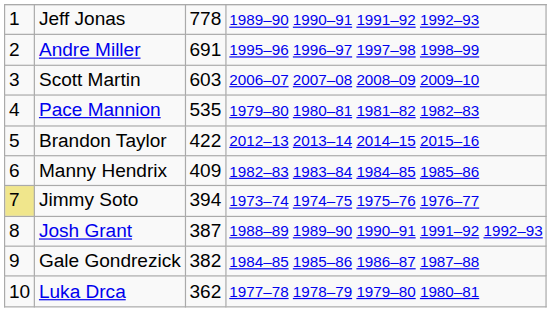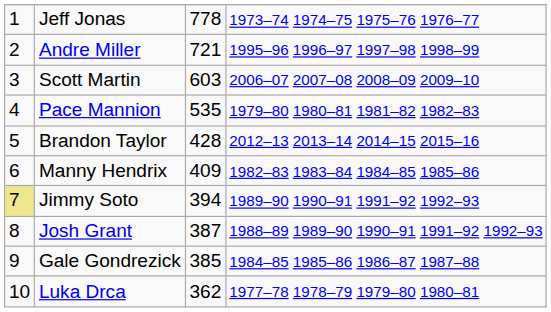(354, 20) 1989–90 1990–91 1991–92 1992–93 -> (354, 20) 1973–74 1974–75 1975–76 1976–77
(205, 49) 691 -> (205, 49) 721
(205, 140) 422 -> (205, 140) 428
(354, 201) 1973–74 1974–75 1975–76 1976–77 -> (354, 201) 1989–90 1990–91 1991–92 1992–93
(205, 261) 382 -> (205, 261) 385
